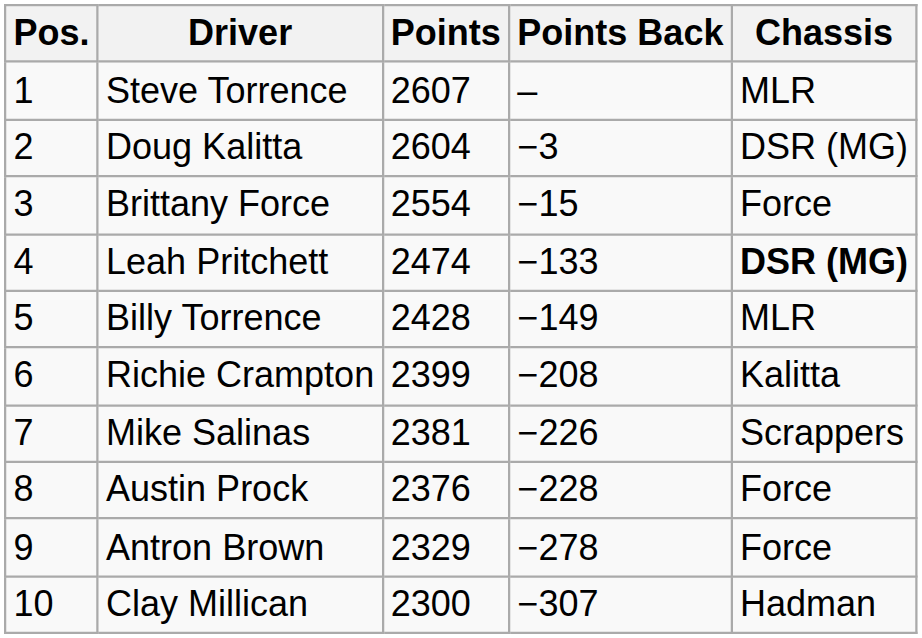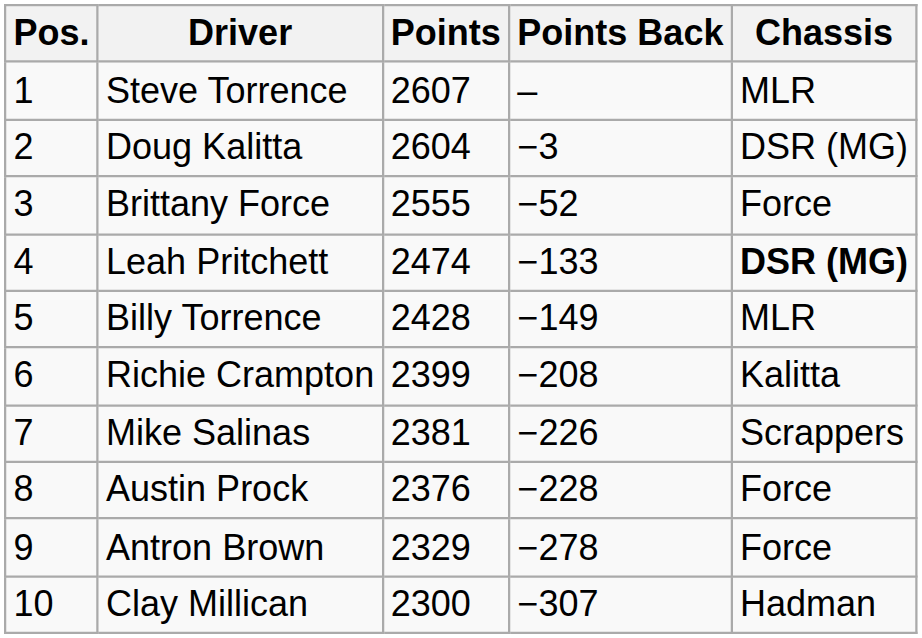(431, 204) 2554 -> (431, 204) 2555
(548, 204) −15 -> (548, 204) −52
